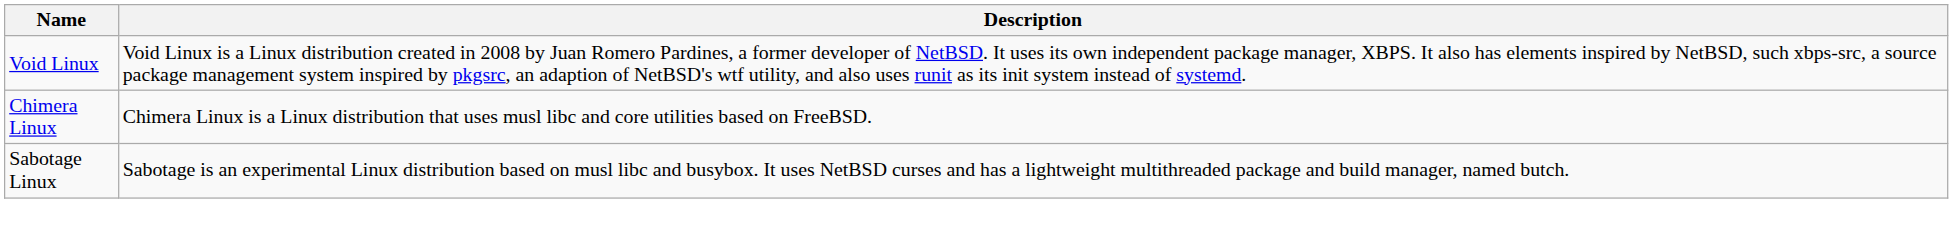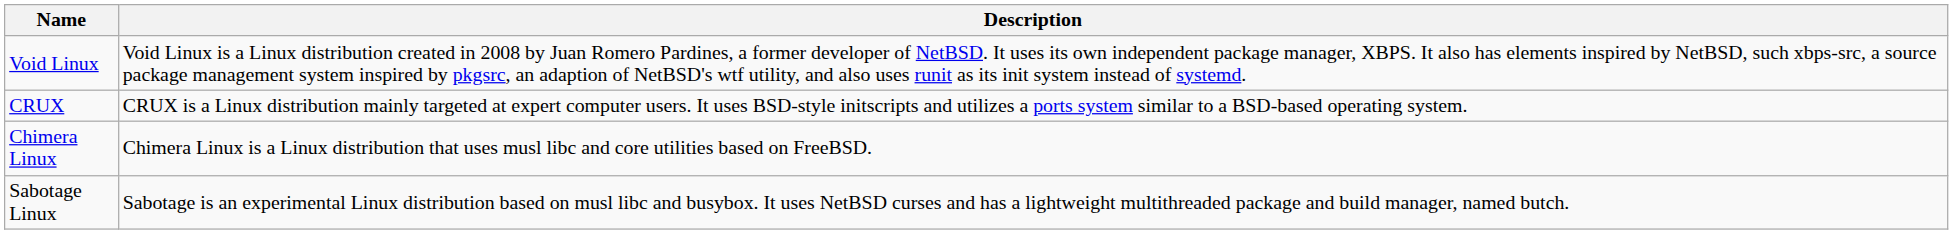+ row: (37, 105)
